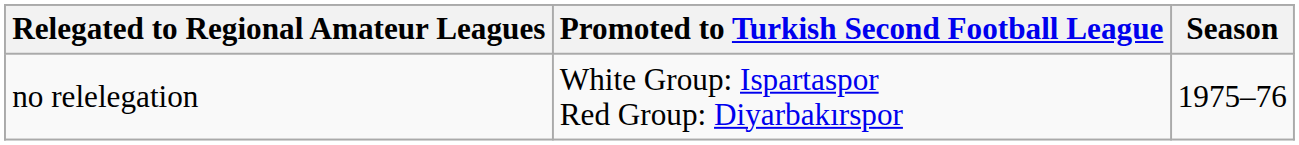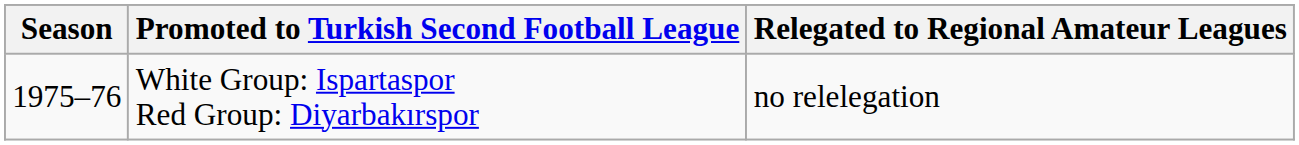columns swapped: (1232, 29) <-> (279, 29)
